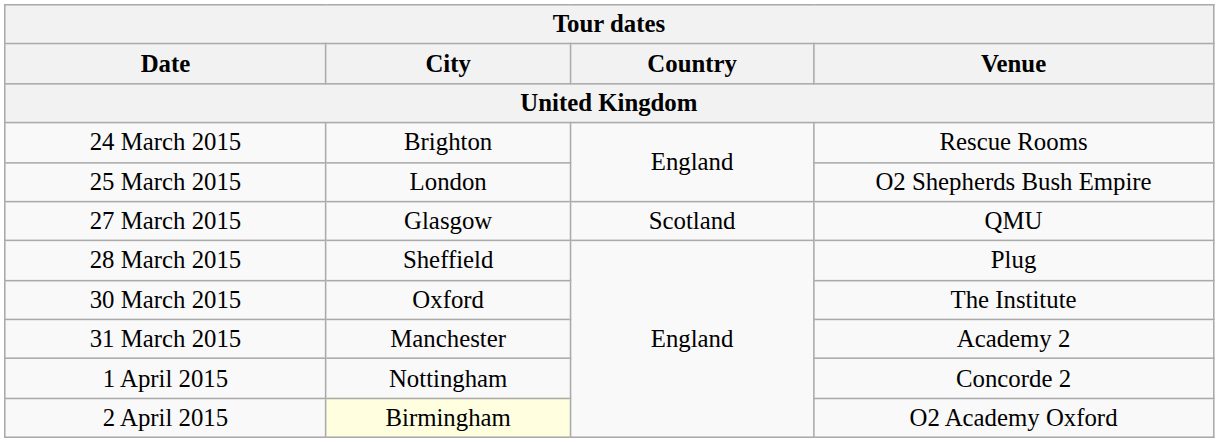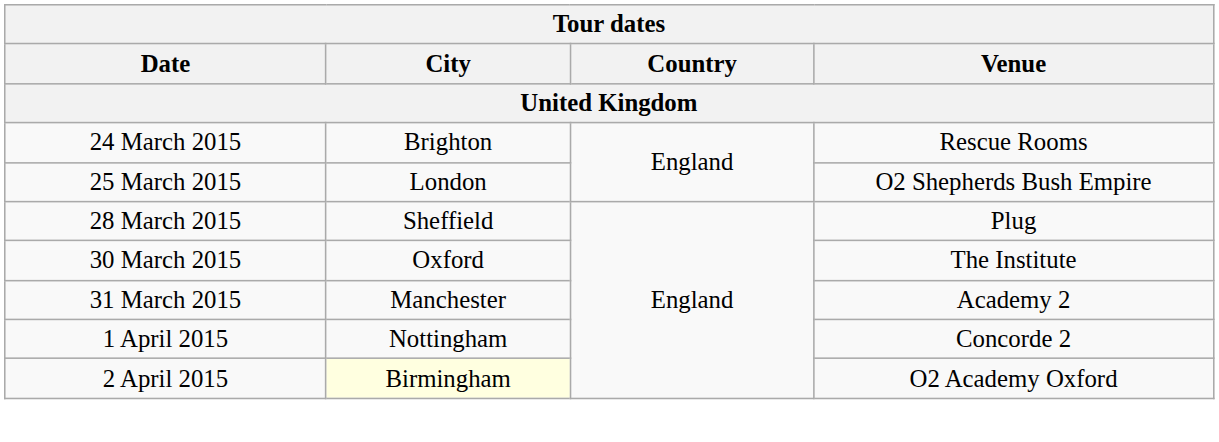- row: (165, 220)
